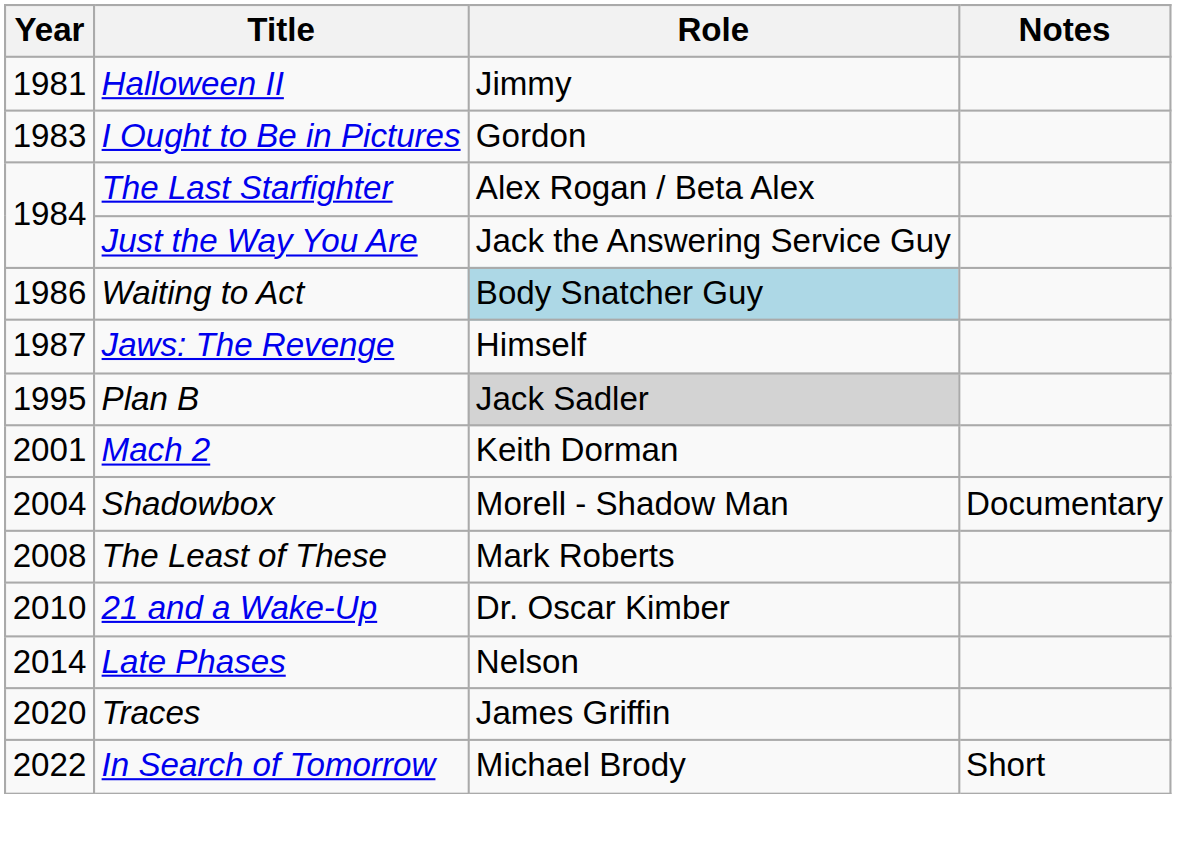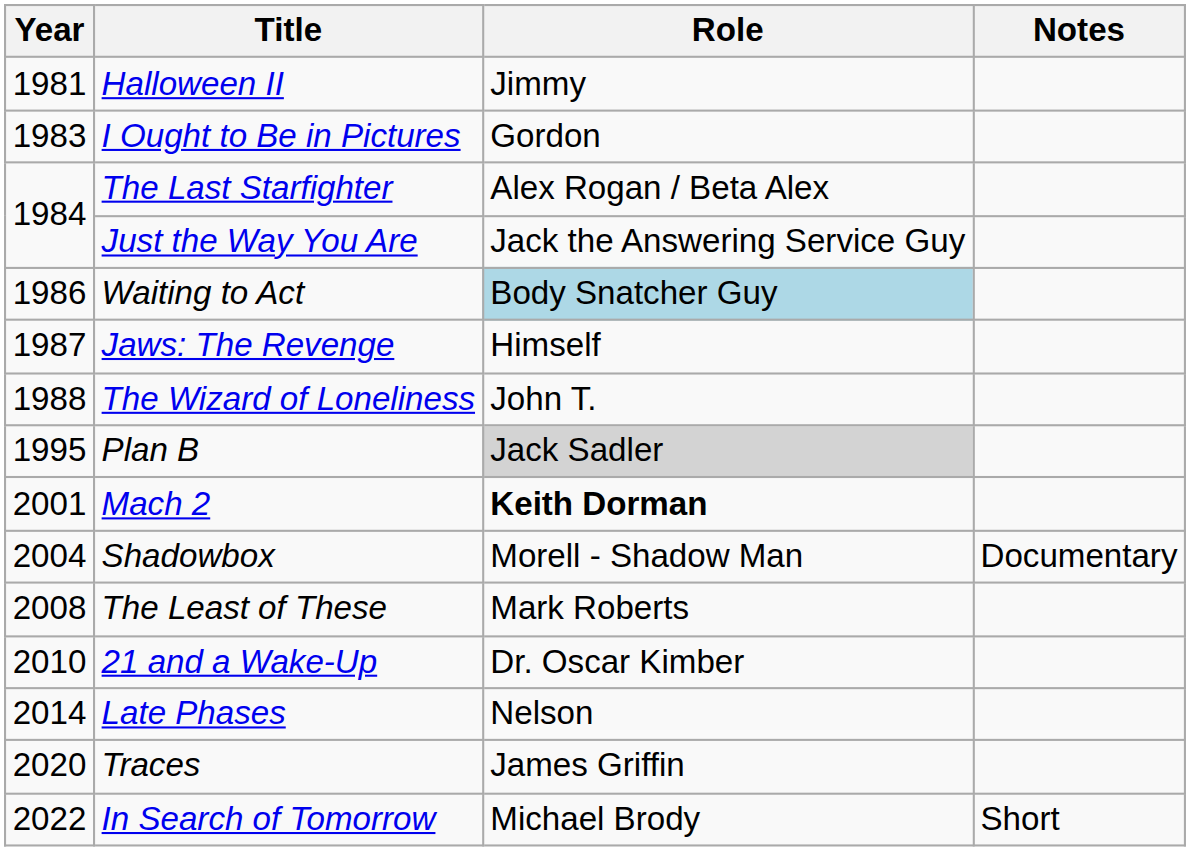+ row: (288, 398)
(577, 450) normal -> (599, 503) bold
